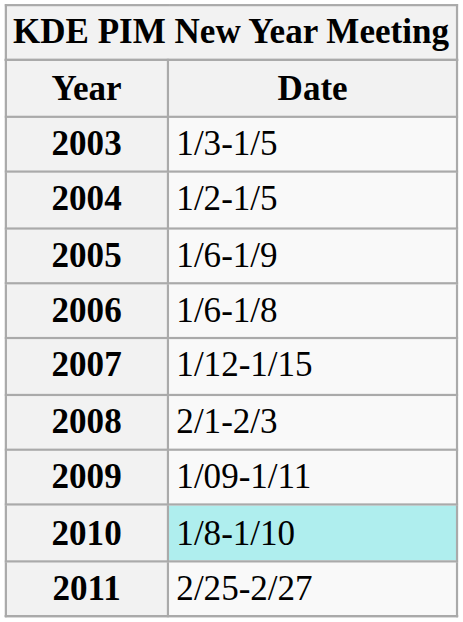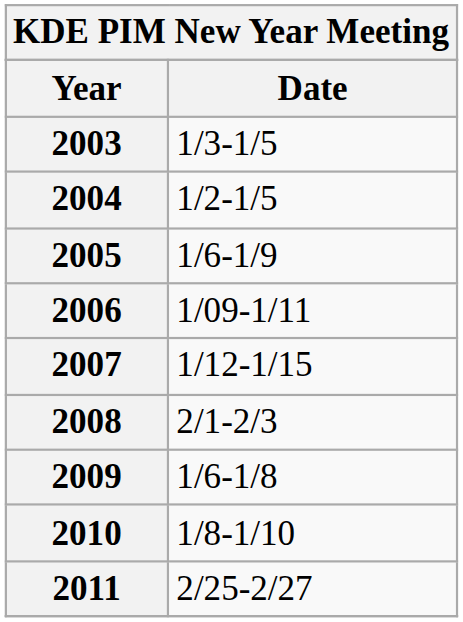(227, 310) 1/6-1/8 -> (244, 310) 1/09-1/11
(244, 476) 1/09-1/11 -> (227, 476) 1/6-1/8
(236, 532) paleturquoise background -> (236, 532) no background
